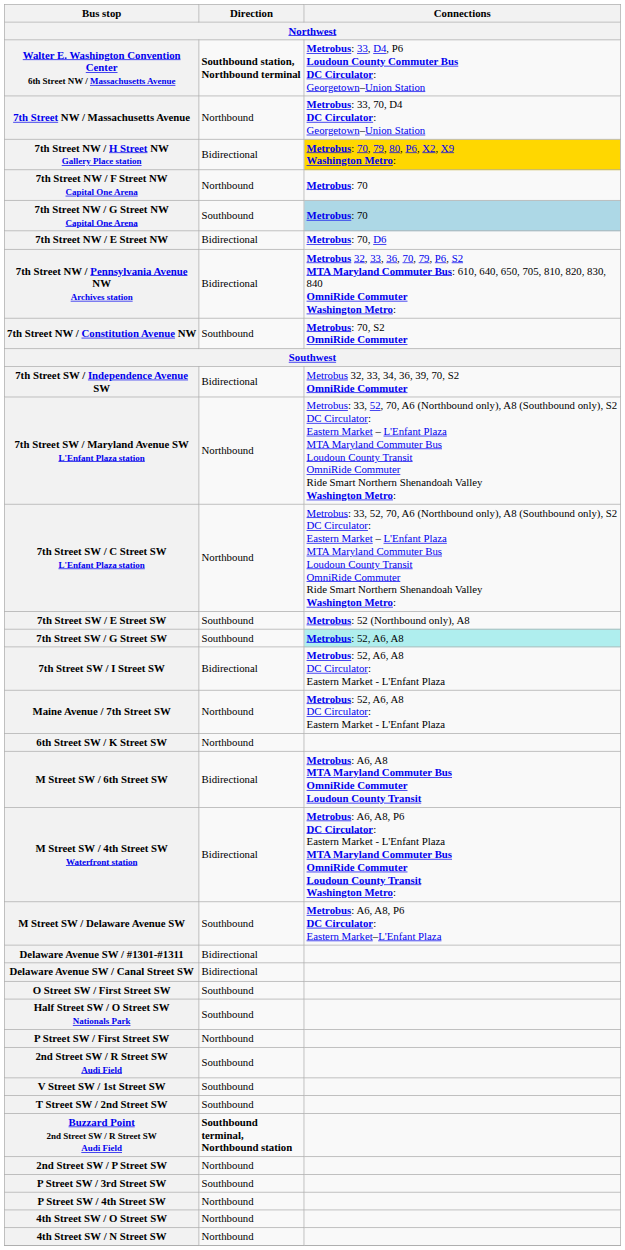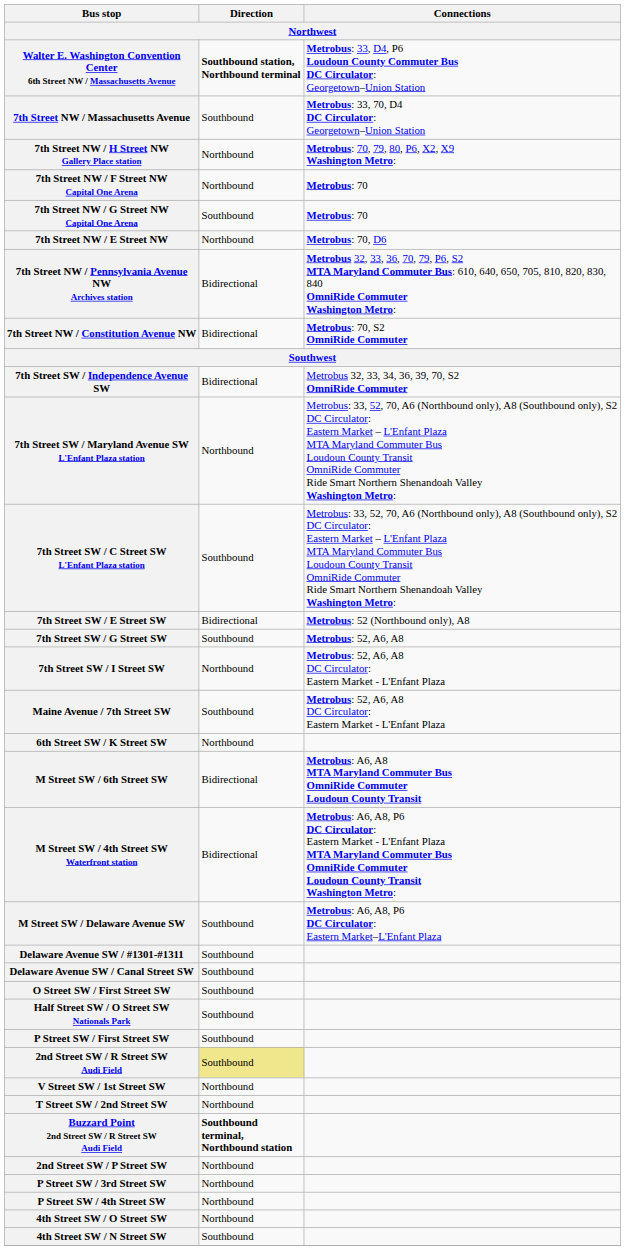(228, 118) Northbound -> (228, 118) Southbound
(230, 155) Bidirectional -> (228, 155) Northbound
(380, 155) gold background -> (380, 155) no background
(337, 216) lightblue background -> (337, 216) no background
(230, 240) Bidirectional -> (228, 240) Northbound
(228, 333) Southbound -> (230, 333) Bidirectional
(228, 558) Northbound -> (228, 558) Southbound
(228, 620) Southbound -> (230, 620) Bidirectional
(355, 638) paleturquoise background -> (355, 638) no background
(230, 668) Bidirectional -> (228, 668) Northbound
(228, 712) Northbound -> (228, 712) Southbound
(230, 954) Bidirectional -> (228, 954) Southbound
(230, 972) Bidirectional -> (228, 972) Southbound
(228, 1038) Northbound -> (228, 1038) Southbound
(228, 1062) no background -> (228, 1062) khaki background
(228, 1086) Southbound -> (228, 1086) Northbound
(228, 1104) Southbound -> (228, 1104) Northbound
(228, 1183) Southbound -> (228, 1183) Northbound
(228, 1237) Northbound -> (228, 1237) Southbound
